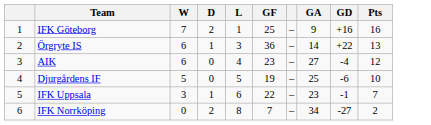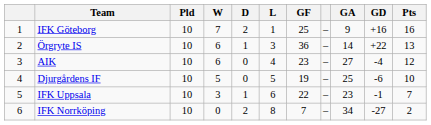+ column: (187, 12)
